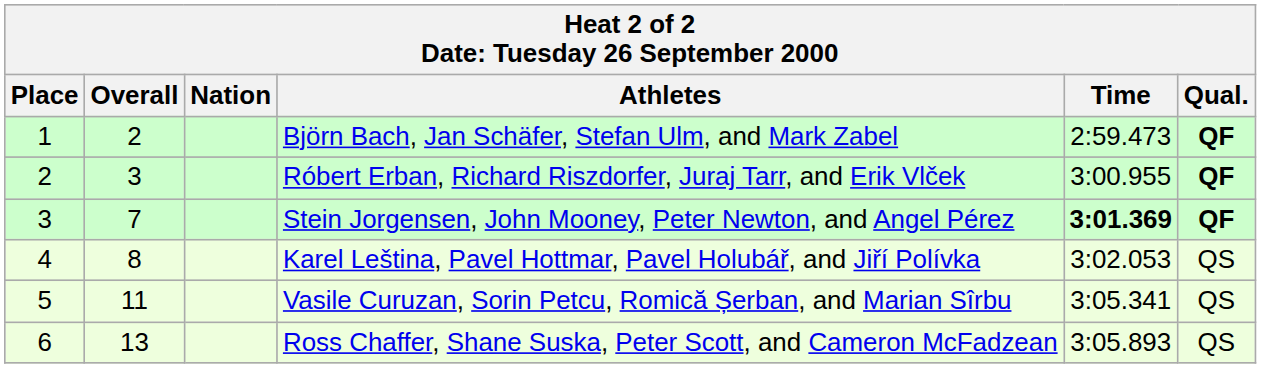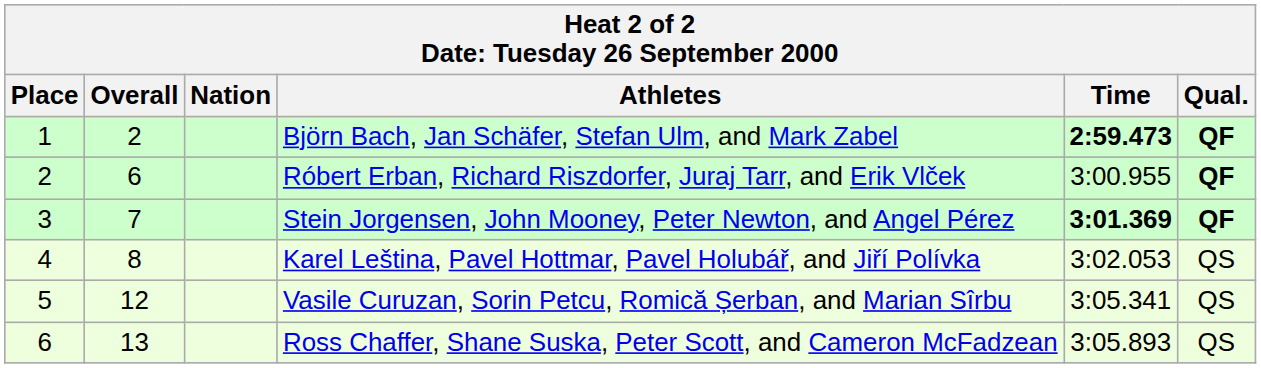(1121, 136) normal -> (1121, 136) bold
(134, 177) 3 -> (134, 177) 6
(134, 300) 11 -> (134, 300) 12
